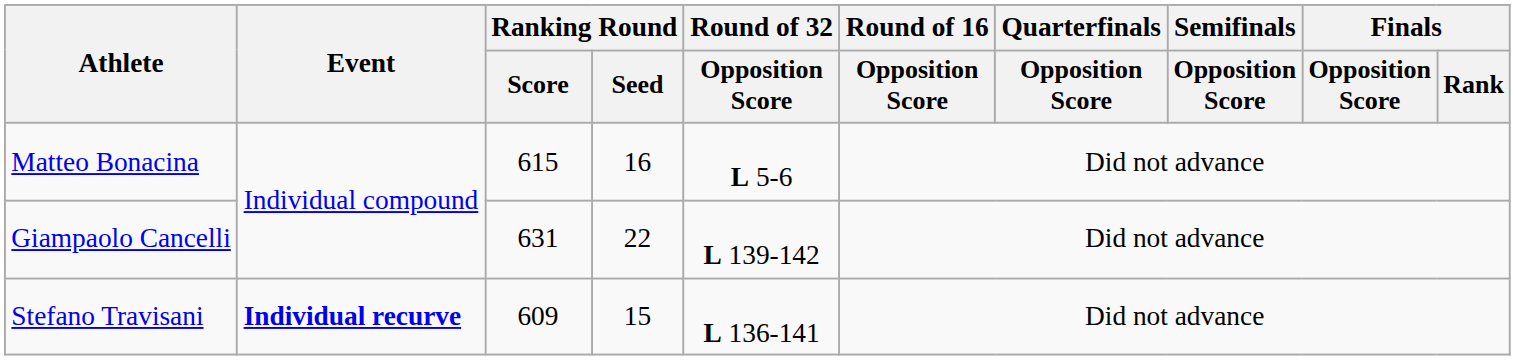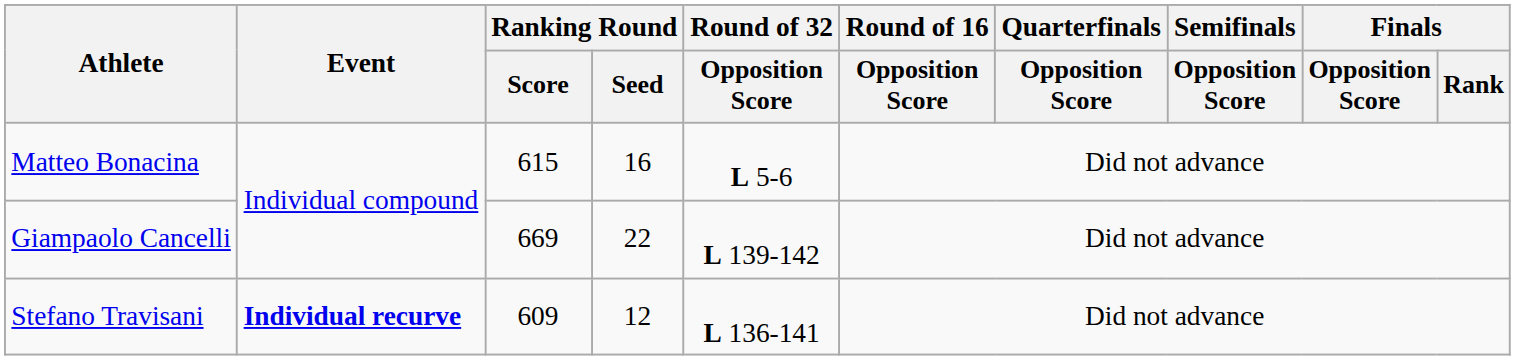(538, 239) 631 -> (538, 239) 669
(637, 316) 15 -> (637, 316) 12
